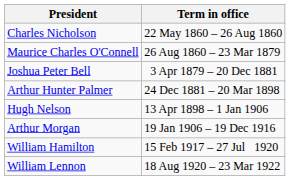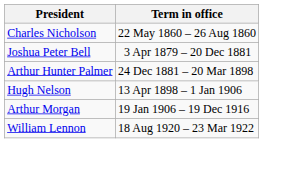- row: (73, 52)
- row: (51, 147)
